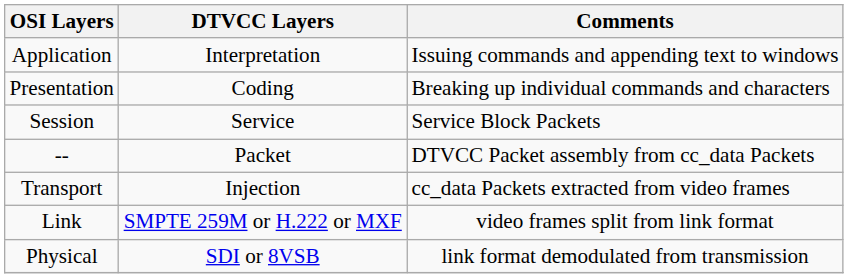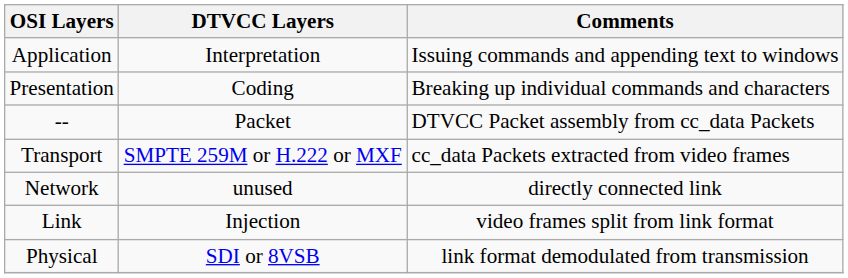- row: (62, 121)
(263, 188) Injection -> (263, 155) SMPTE 259M or H.222 or MXF
+ row: (62, 188)
(263, 222) SMPTE 259M or H.222 or MXF -> (263, 222) Injection
